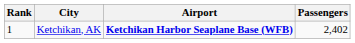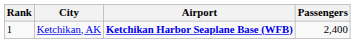(336, 30) 2,402 -> (336, 30) 2,400
